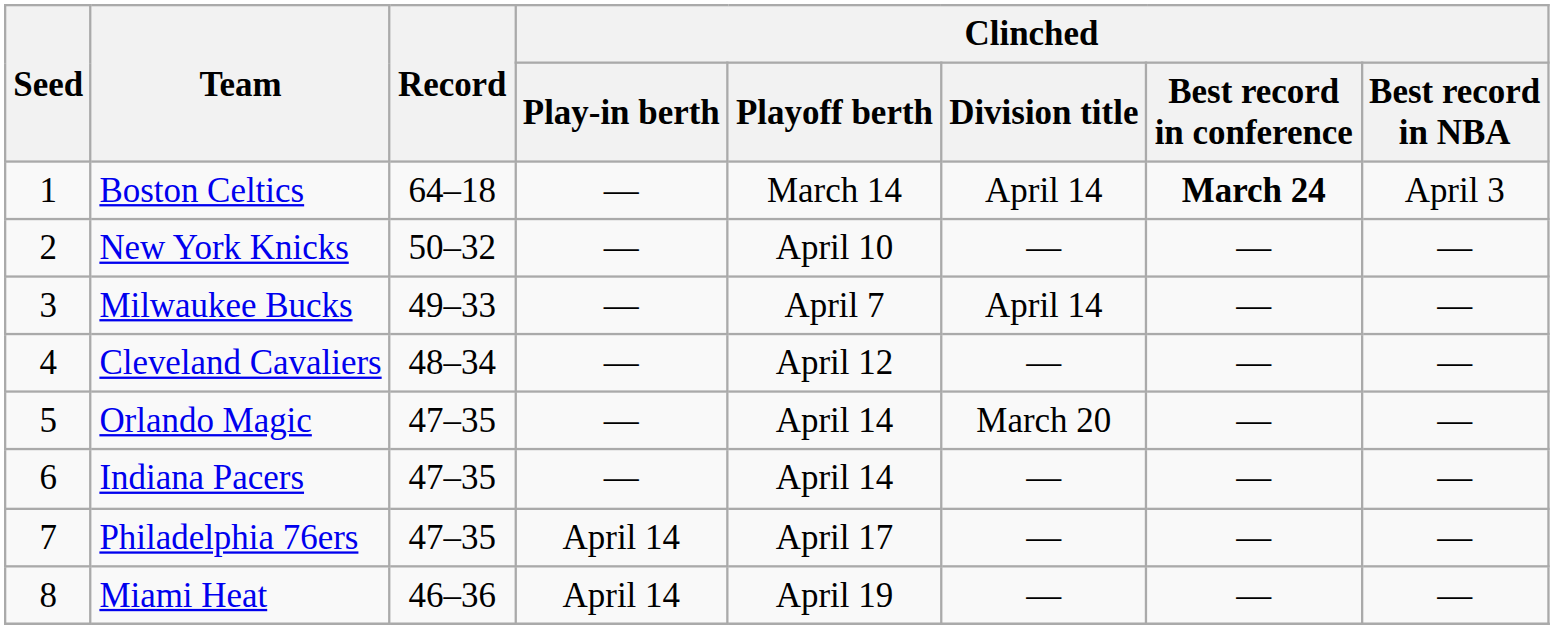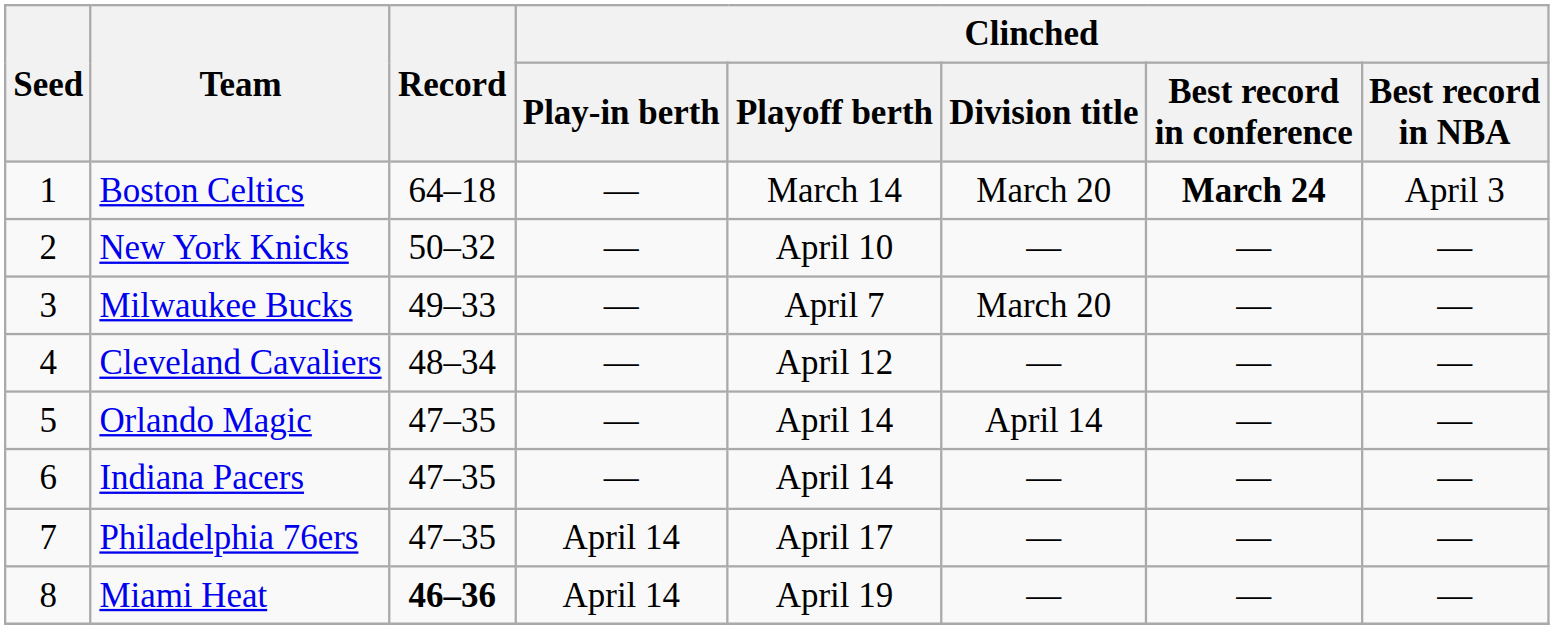(1044, 190) April 14 -> (1044, 190) March 20
(1044, 305) April 14 -> (1044, 305) March 20
(1044, 420) March 20 -> (1044, 420) April 14
(452, 593) normal -> (452, 593) bold
